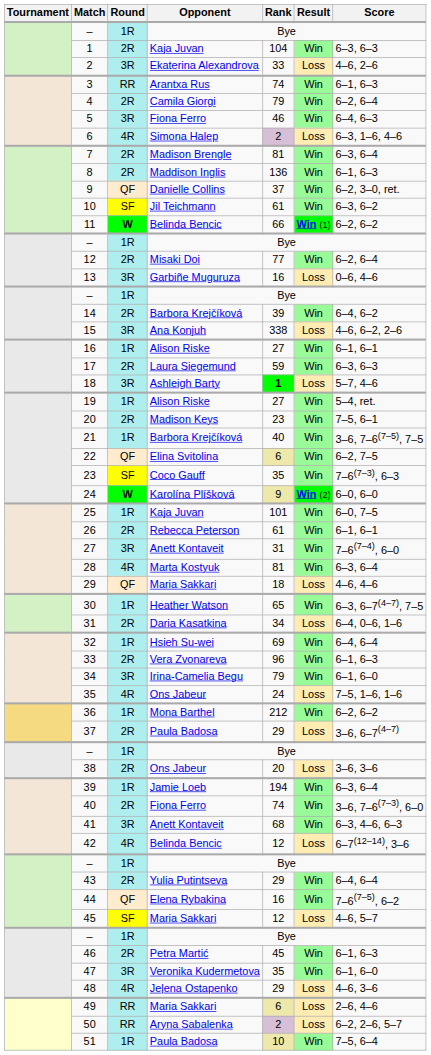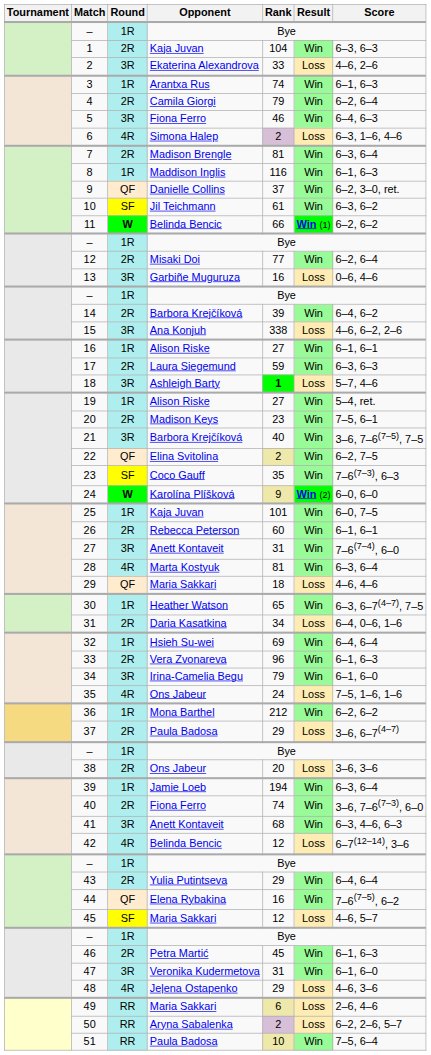(128, 84) RR -> (128, 84) 1R
(128, 172) 2R -> (128, 172) 1R
(278, 172) 136 -> (278, 172) 116
(128, 438) 1R -> (128, 438) 3R
(278, 456) 6 -> (278, 456) 2
(278, 530) 61 -> (278, 530) 60
(278, 971) 35 -> (278, 971) 31
(128, 1041) 1R -> (128, 1041) RR
